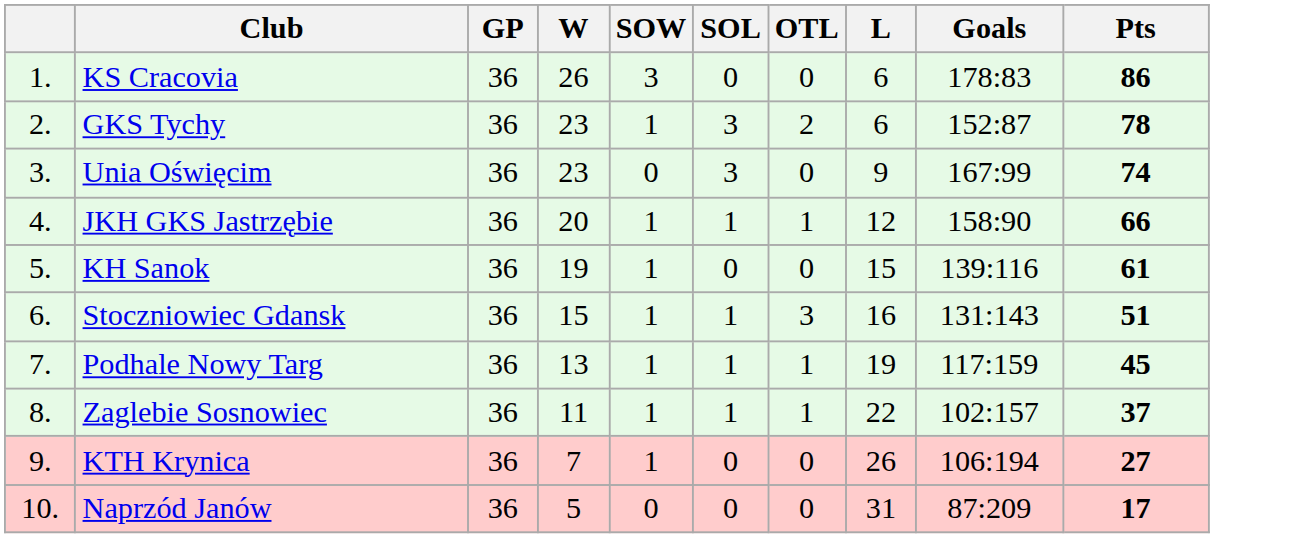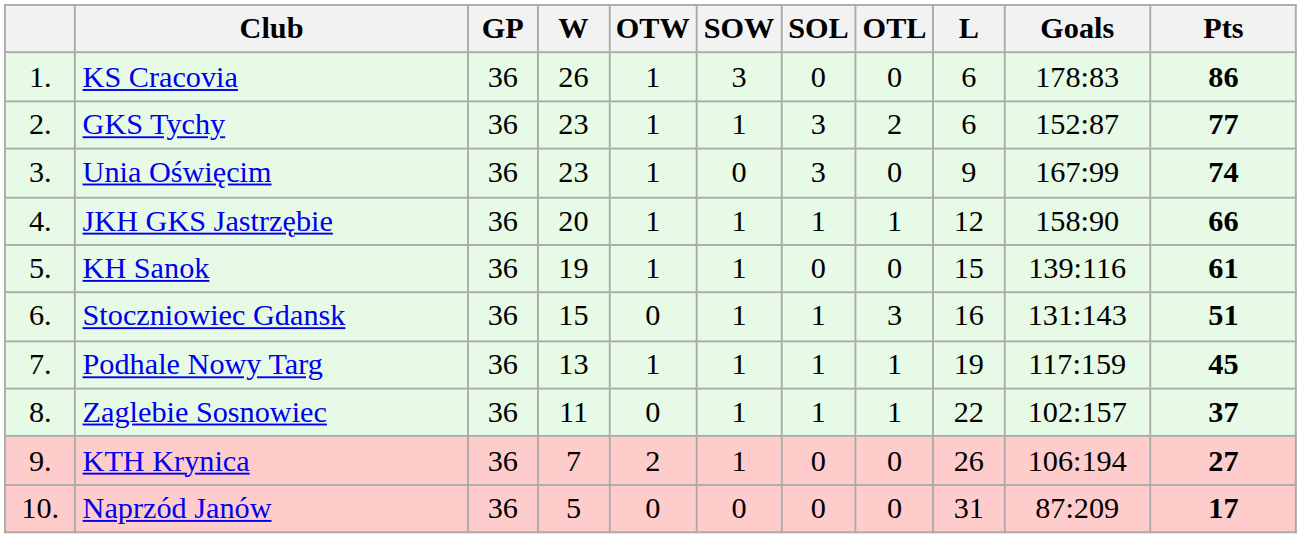+ column: (653, 28)
(1136, 124) 78 -> (1223, 124) 77
